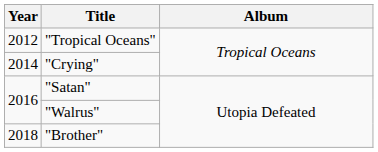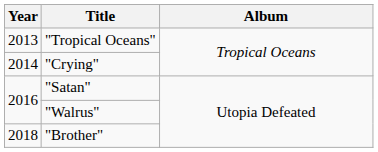(23, 40) 2012 -> (23, 40) 2013
